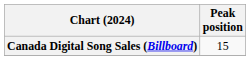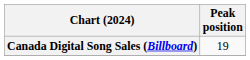(223, 45) 15 -> (223, 45) 19
